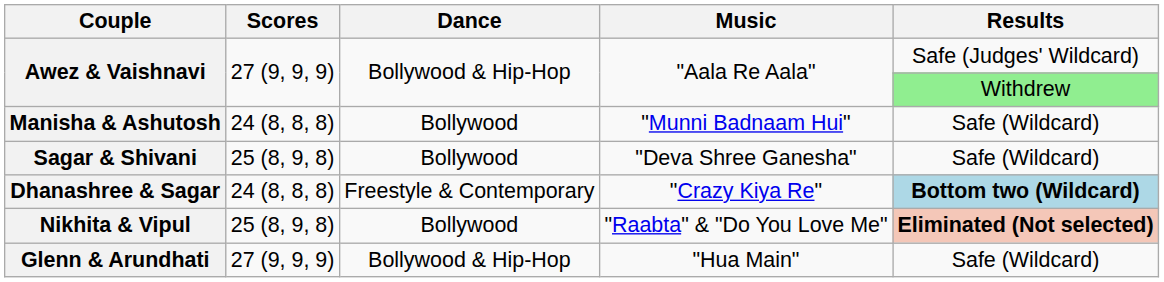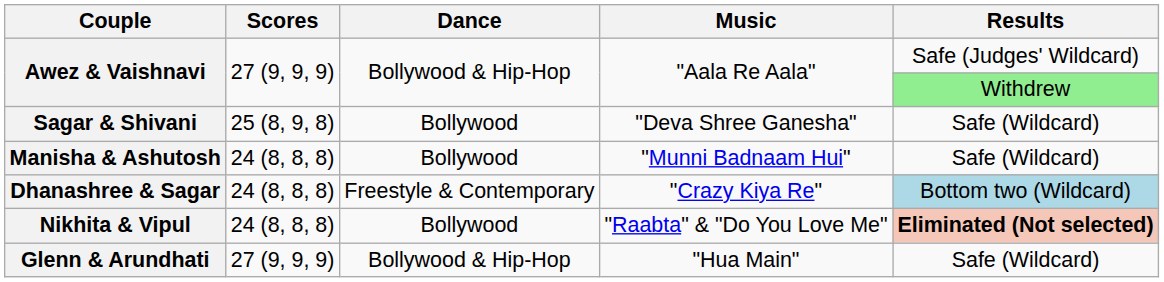rows swapped: (115, 123) <-> (115, 157)
(1026, 191) bold -> (1026, 191) normal
(283, 225) 25 (8, 9, 8) -> (283, 225) 24 (8, 8, 8)
